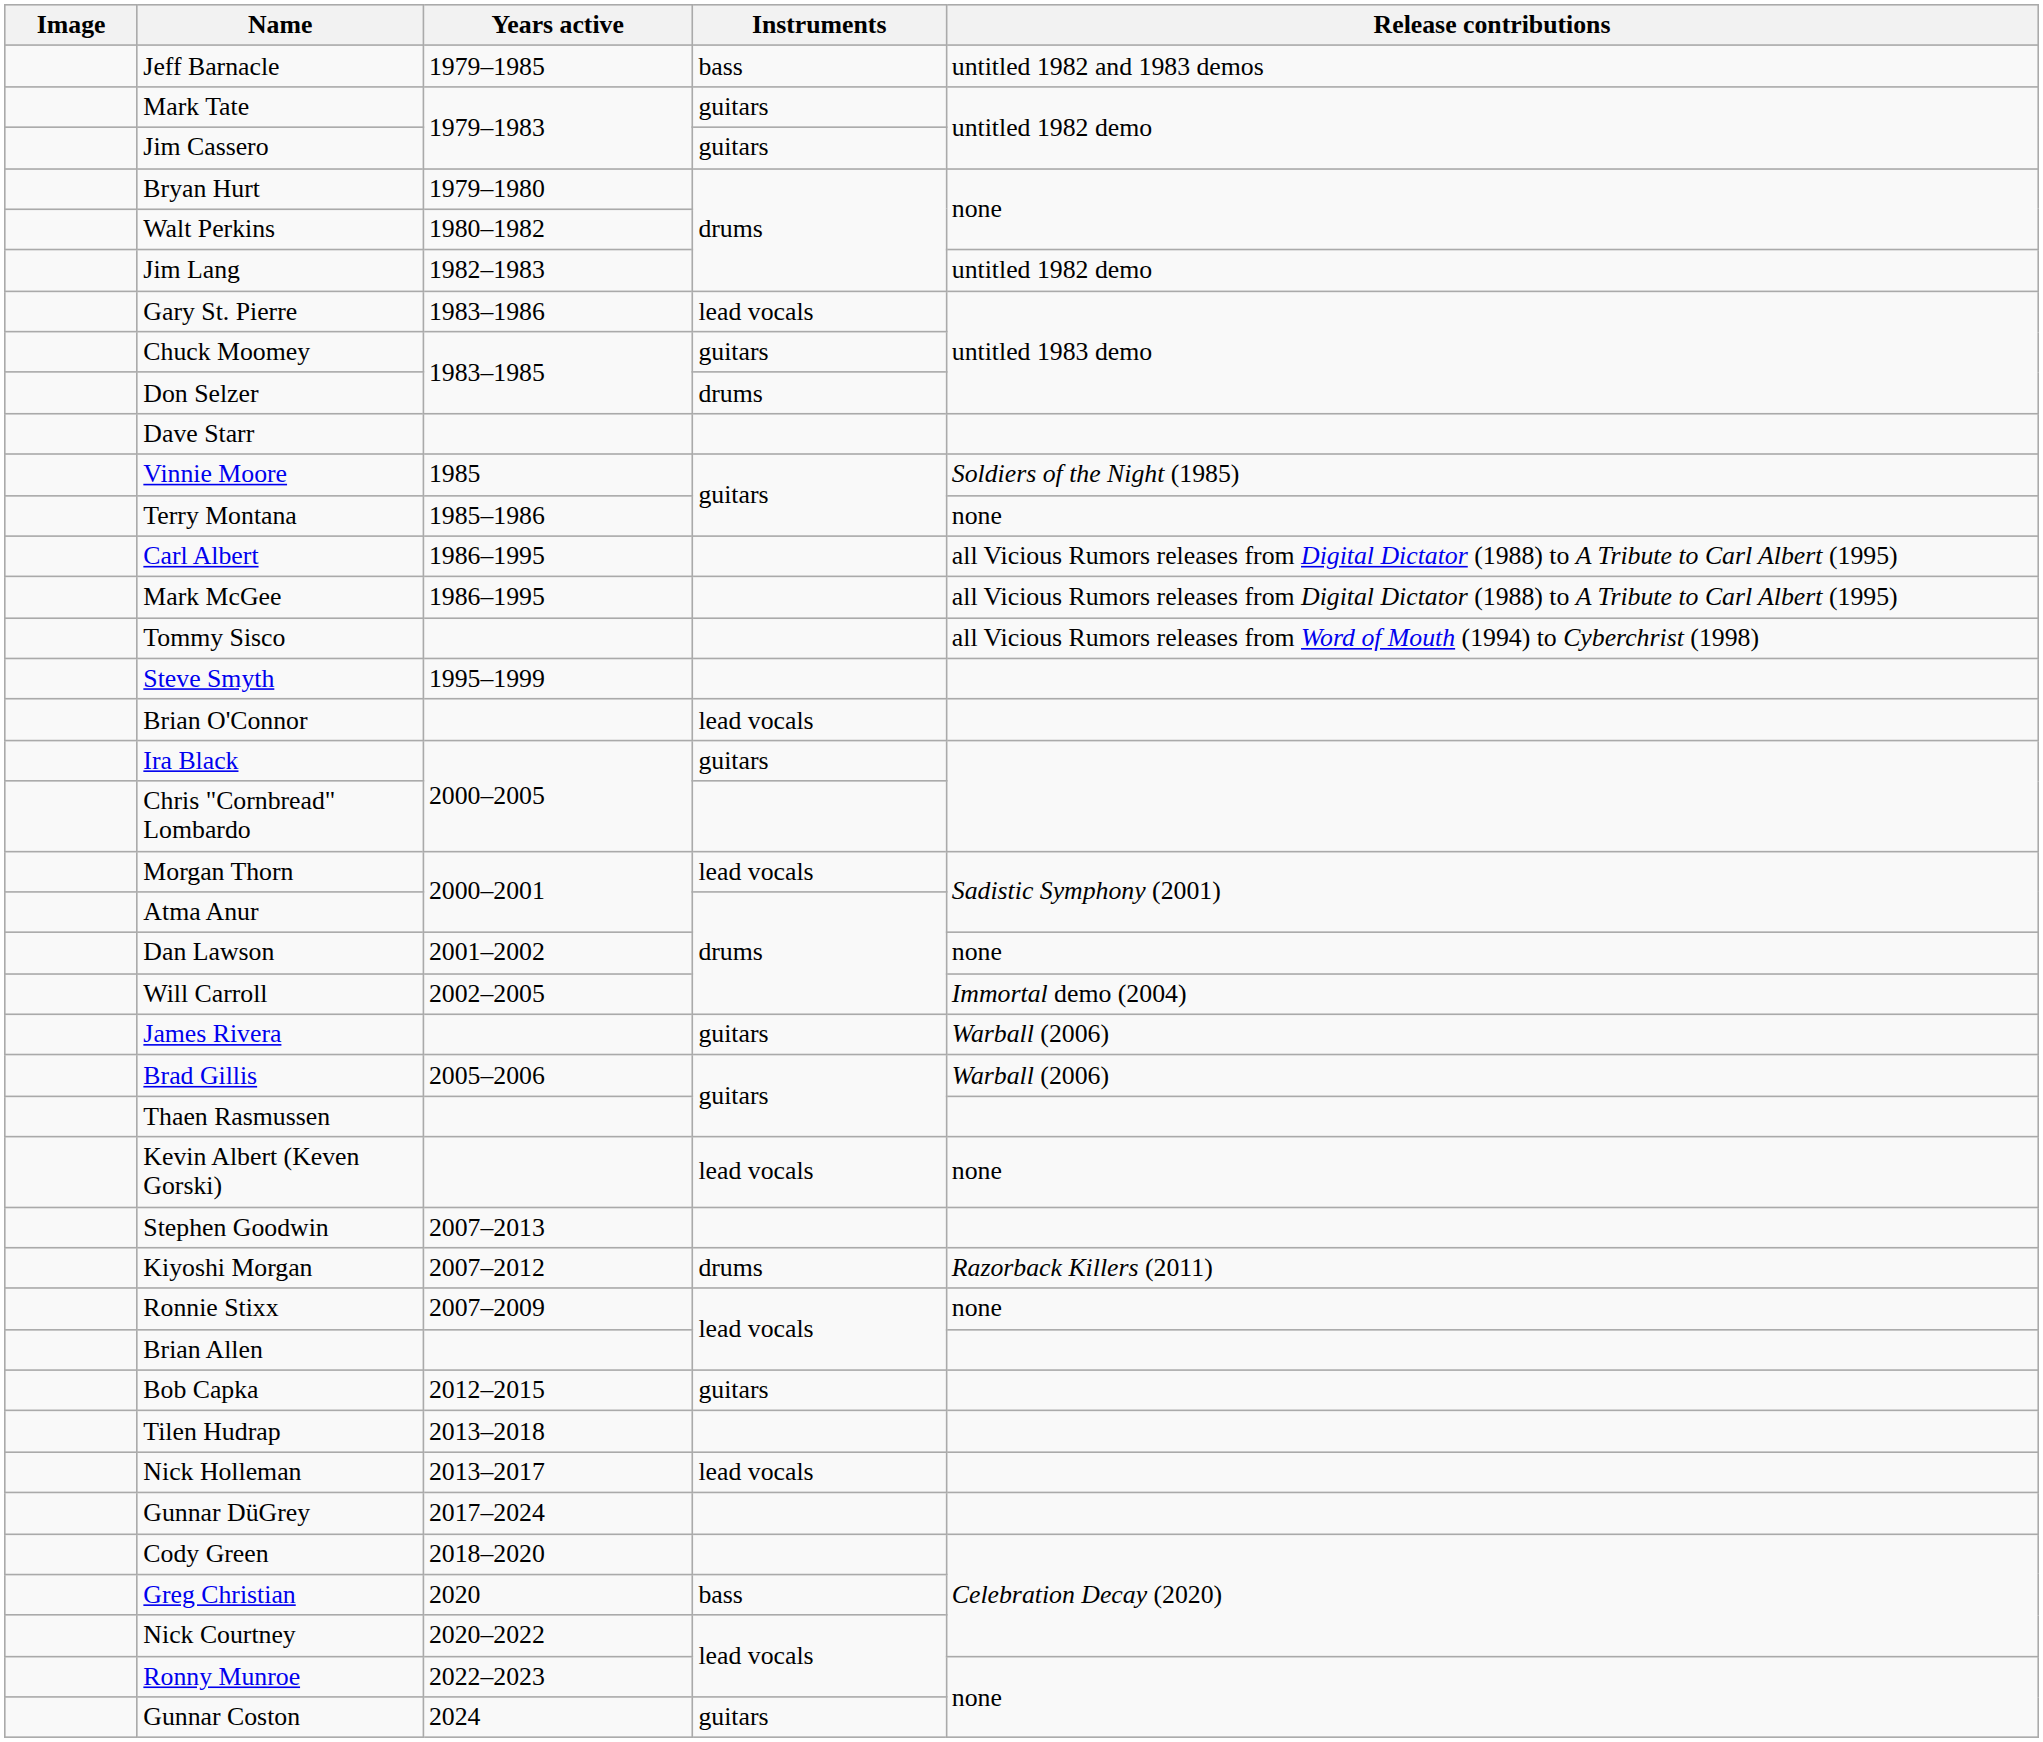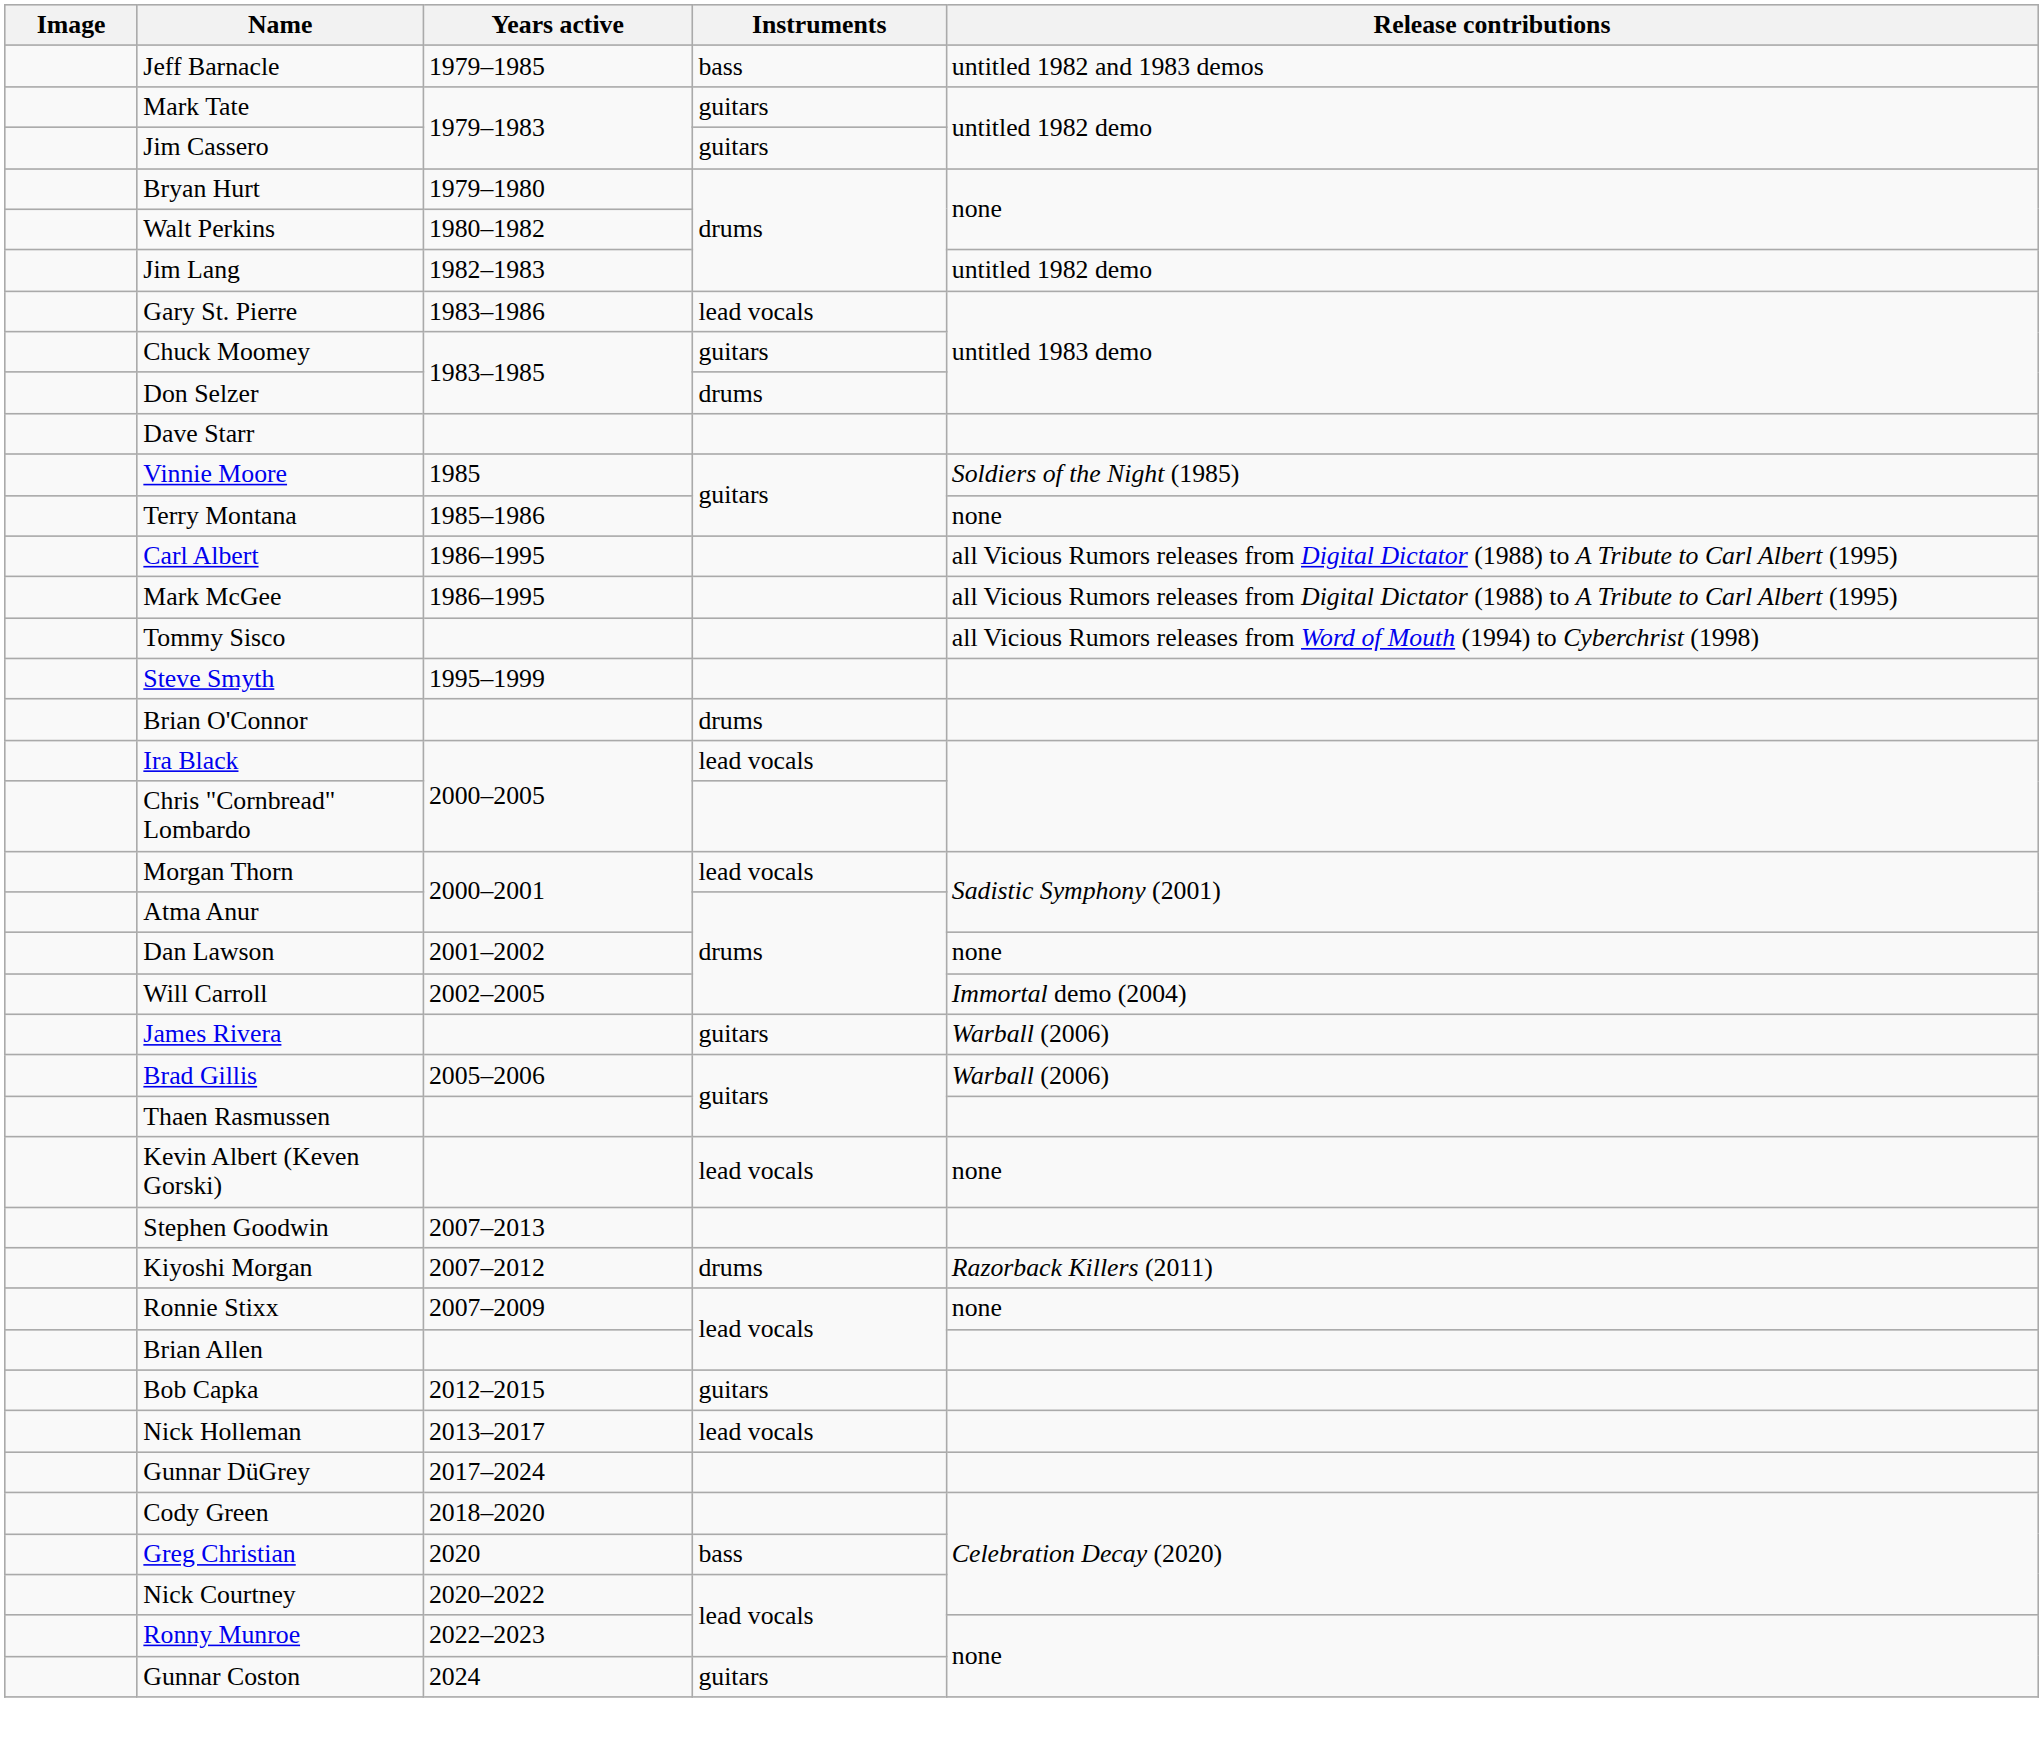(756, 719) lead vocals -> (731, 719) drums
(733, 760) guitars -> (756, 760) lead vocals
- row: (212, 1431)
